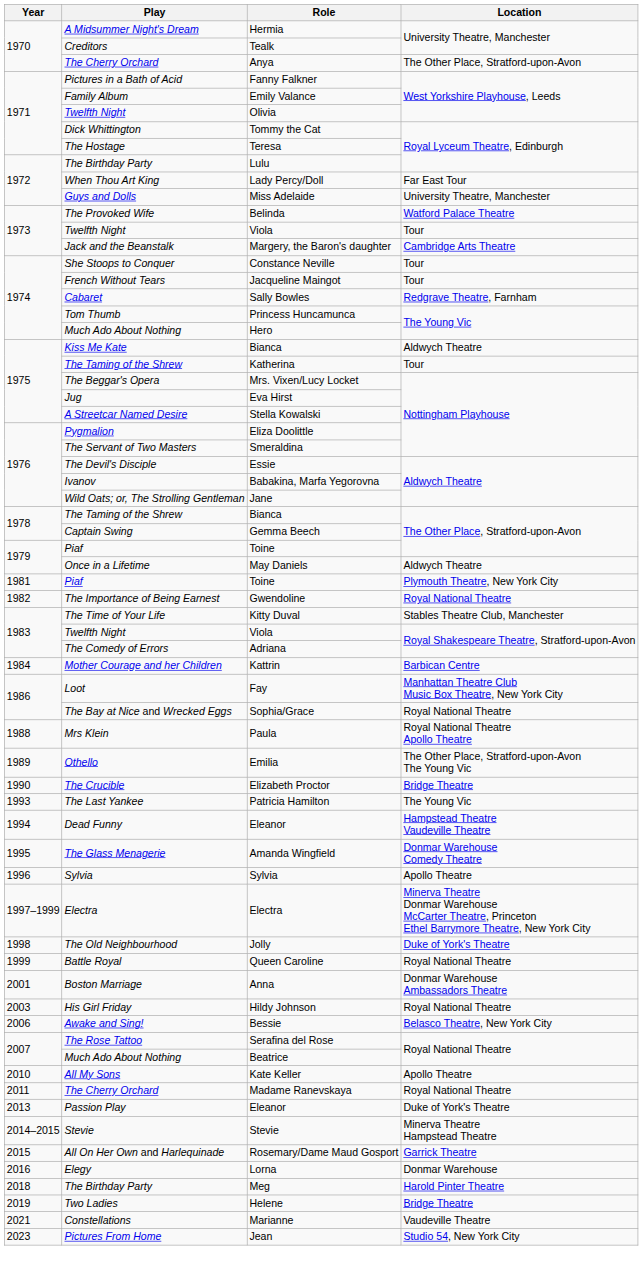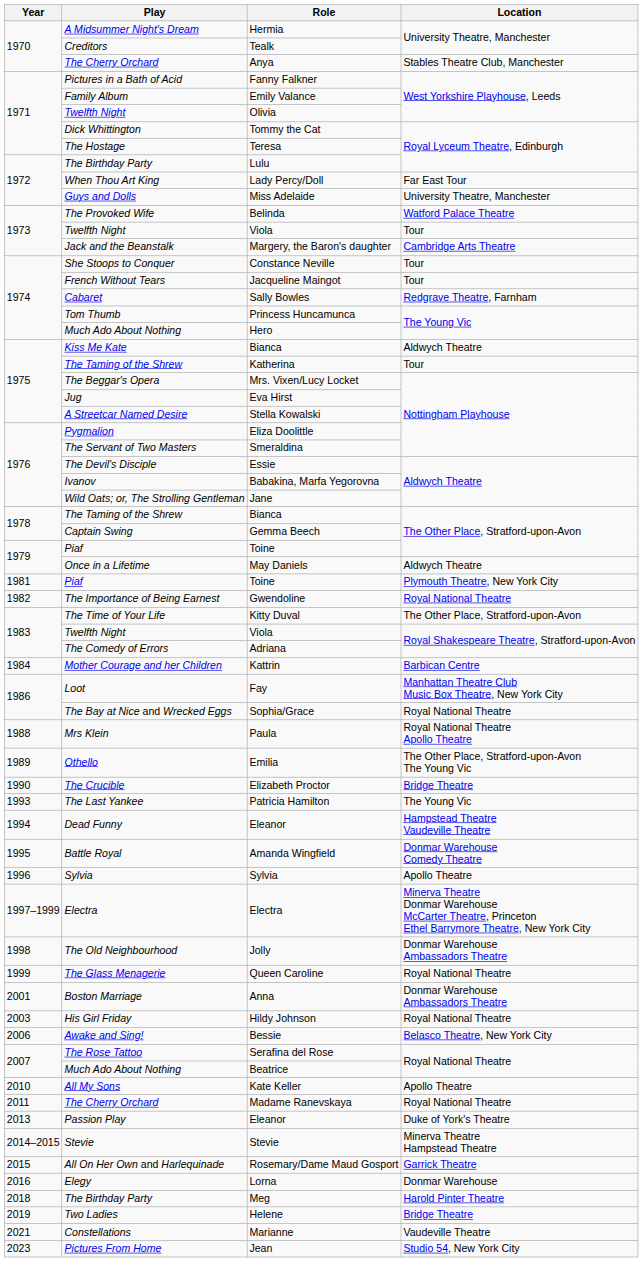(492, 63) The Other Place, Stratford-upon-Avon -> (483, 63) Stables Theatre Club, Manchester
(483, 615) Stables Theatre Club, Manchester -> (492, 615) The Other Place, Stratford-upon-Avon
(115, 853) The Glass Menagerie -> (93, 853) Battle Royal
(457, 945) Duke of York's Theatre -> (455, 951) Donmar Warehouse Ambassadors Theatre
(93, 962) Battle Royal -> (115, 973) The Glass Menagerie
